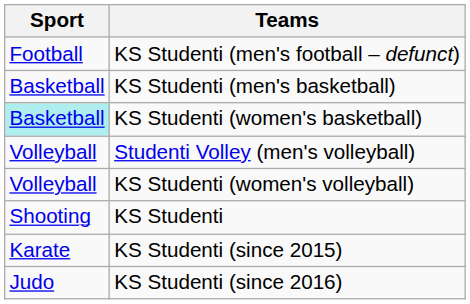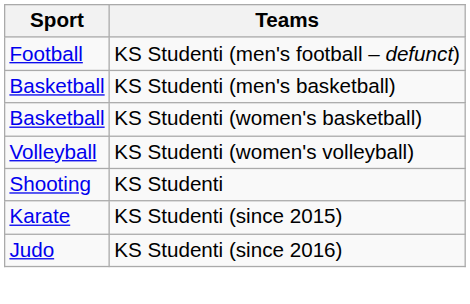(57, 119) paleturquoise background -> (57, 119) no background
- row: (265, 151)
